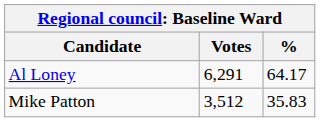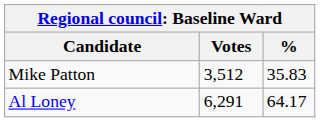rows swapped: (42, 74) <-> (52, 102)
